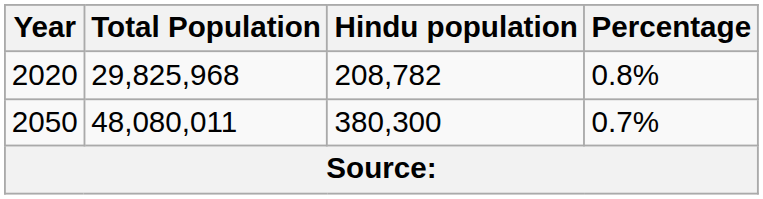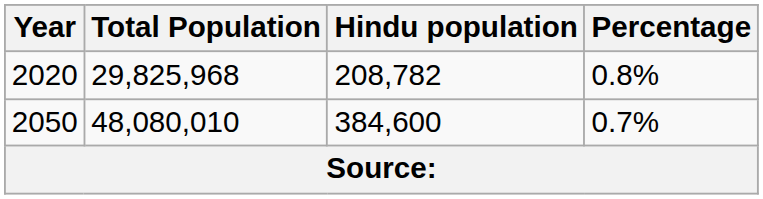(164, 121) 48,080,011 -> (165, 121) 48,080,010
(388, 121) 380,300 -> (388, 121) 384,600
